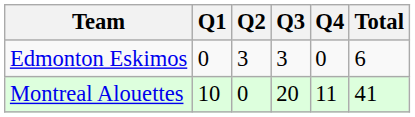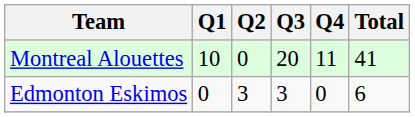rows swapped: (99, 58) <-> (97, 93)
